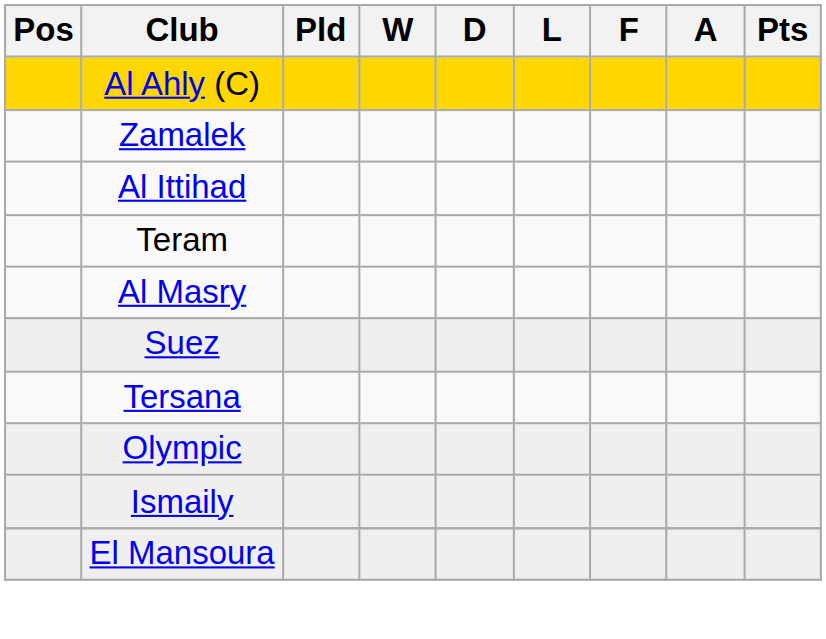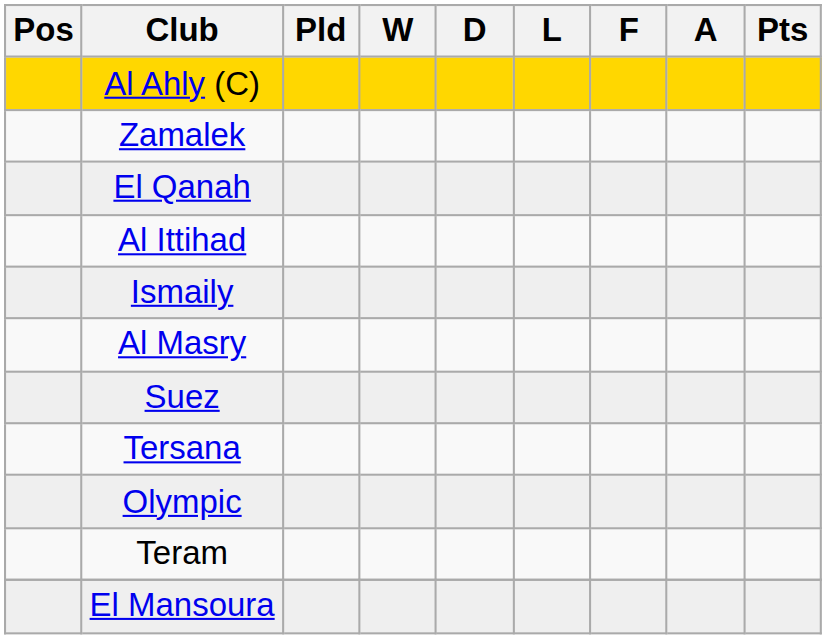+ row: (182, 187)
rows swapped: (182, 501) <-> (182, 239)
